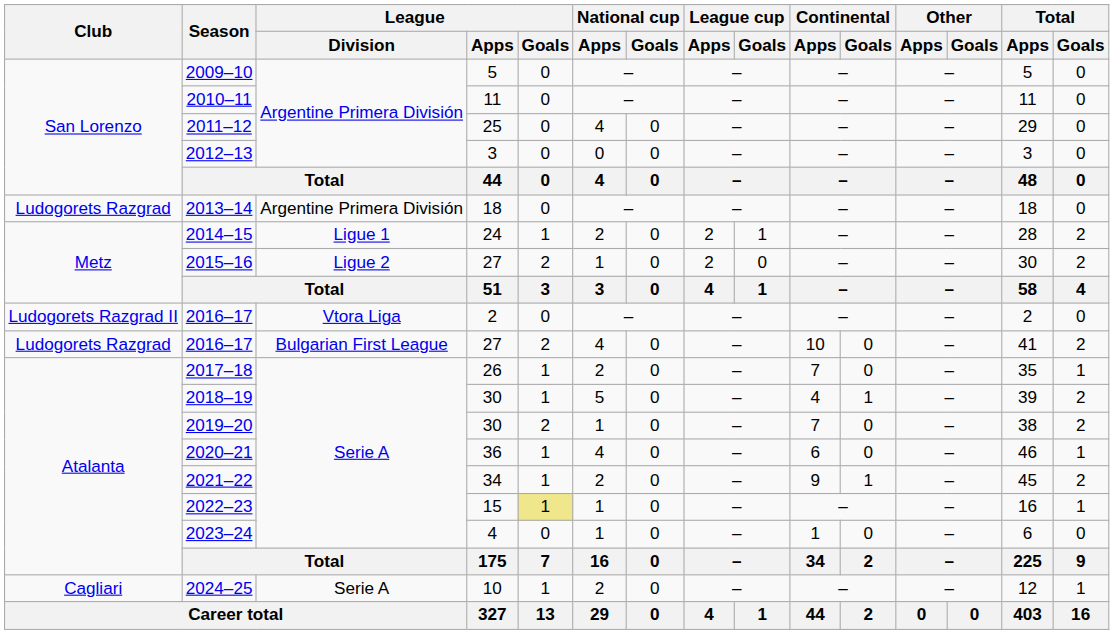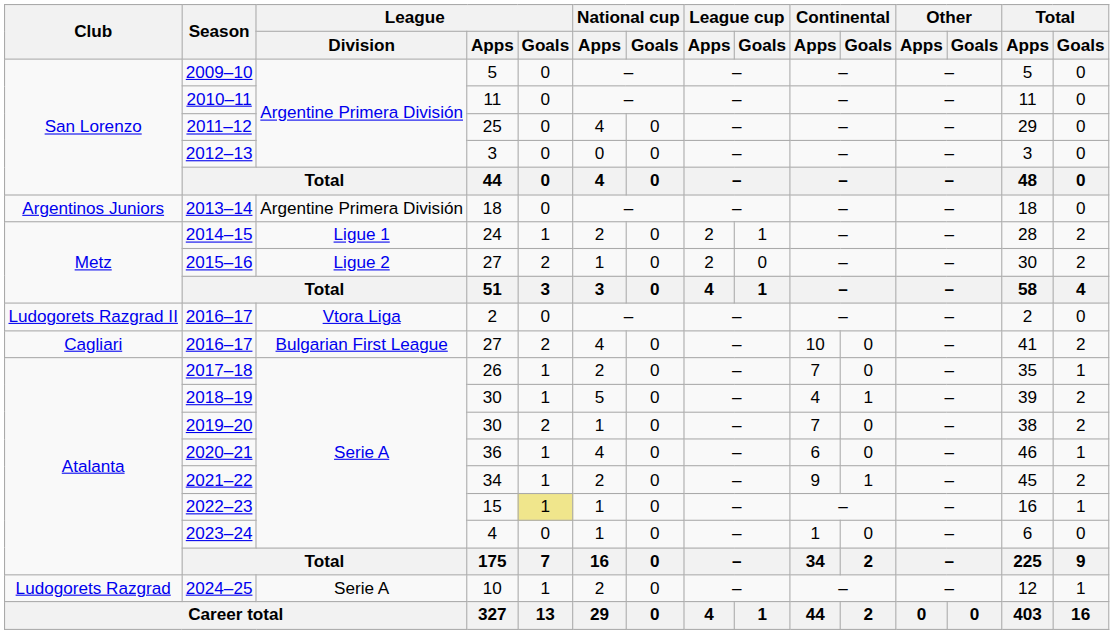(93, 208) Ludogorets Razgrad -> (93, 208) Argentinos Juniors
(93, 343) Ludogorets Razgrad -> (93, 343) Cagliari
(93, 588) Cagliari -> (93, 588) Ludogorets Razgrad
